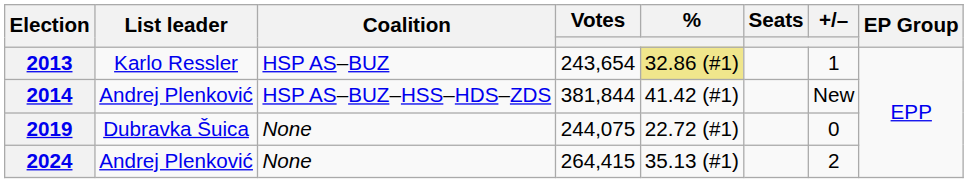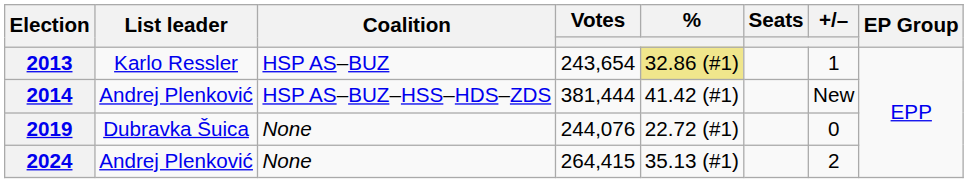(598, 95) 381,844 -> (598, 95) 381,444
(598, 128) 244,075 -> (598, 128) 244,076
